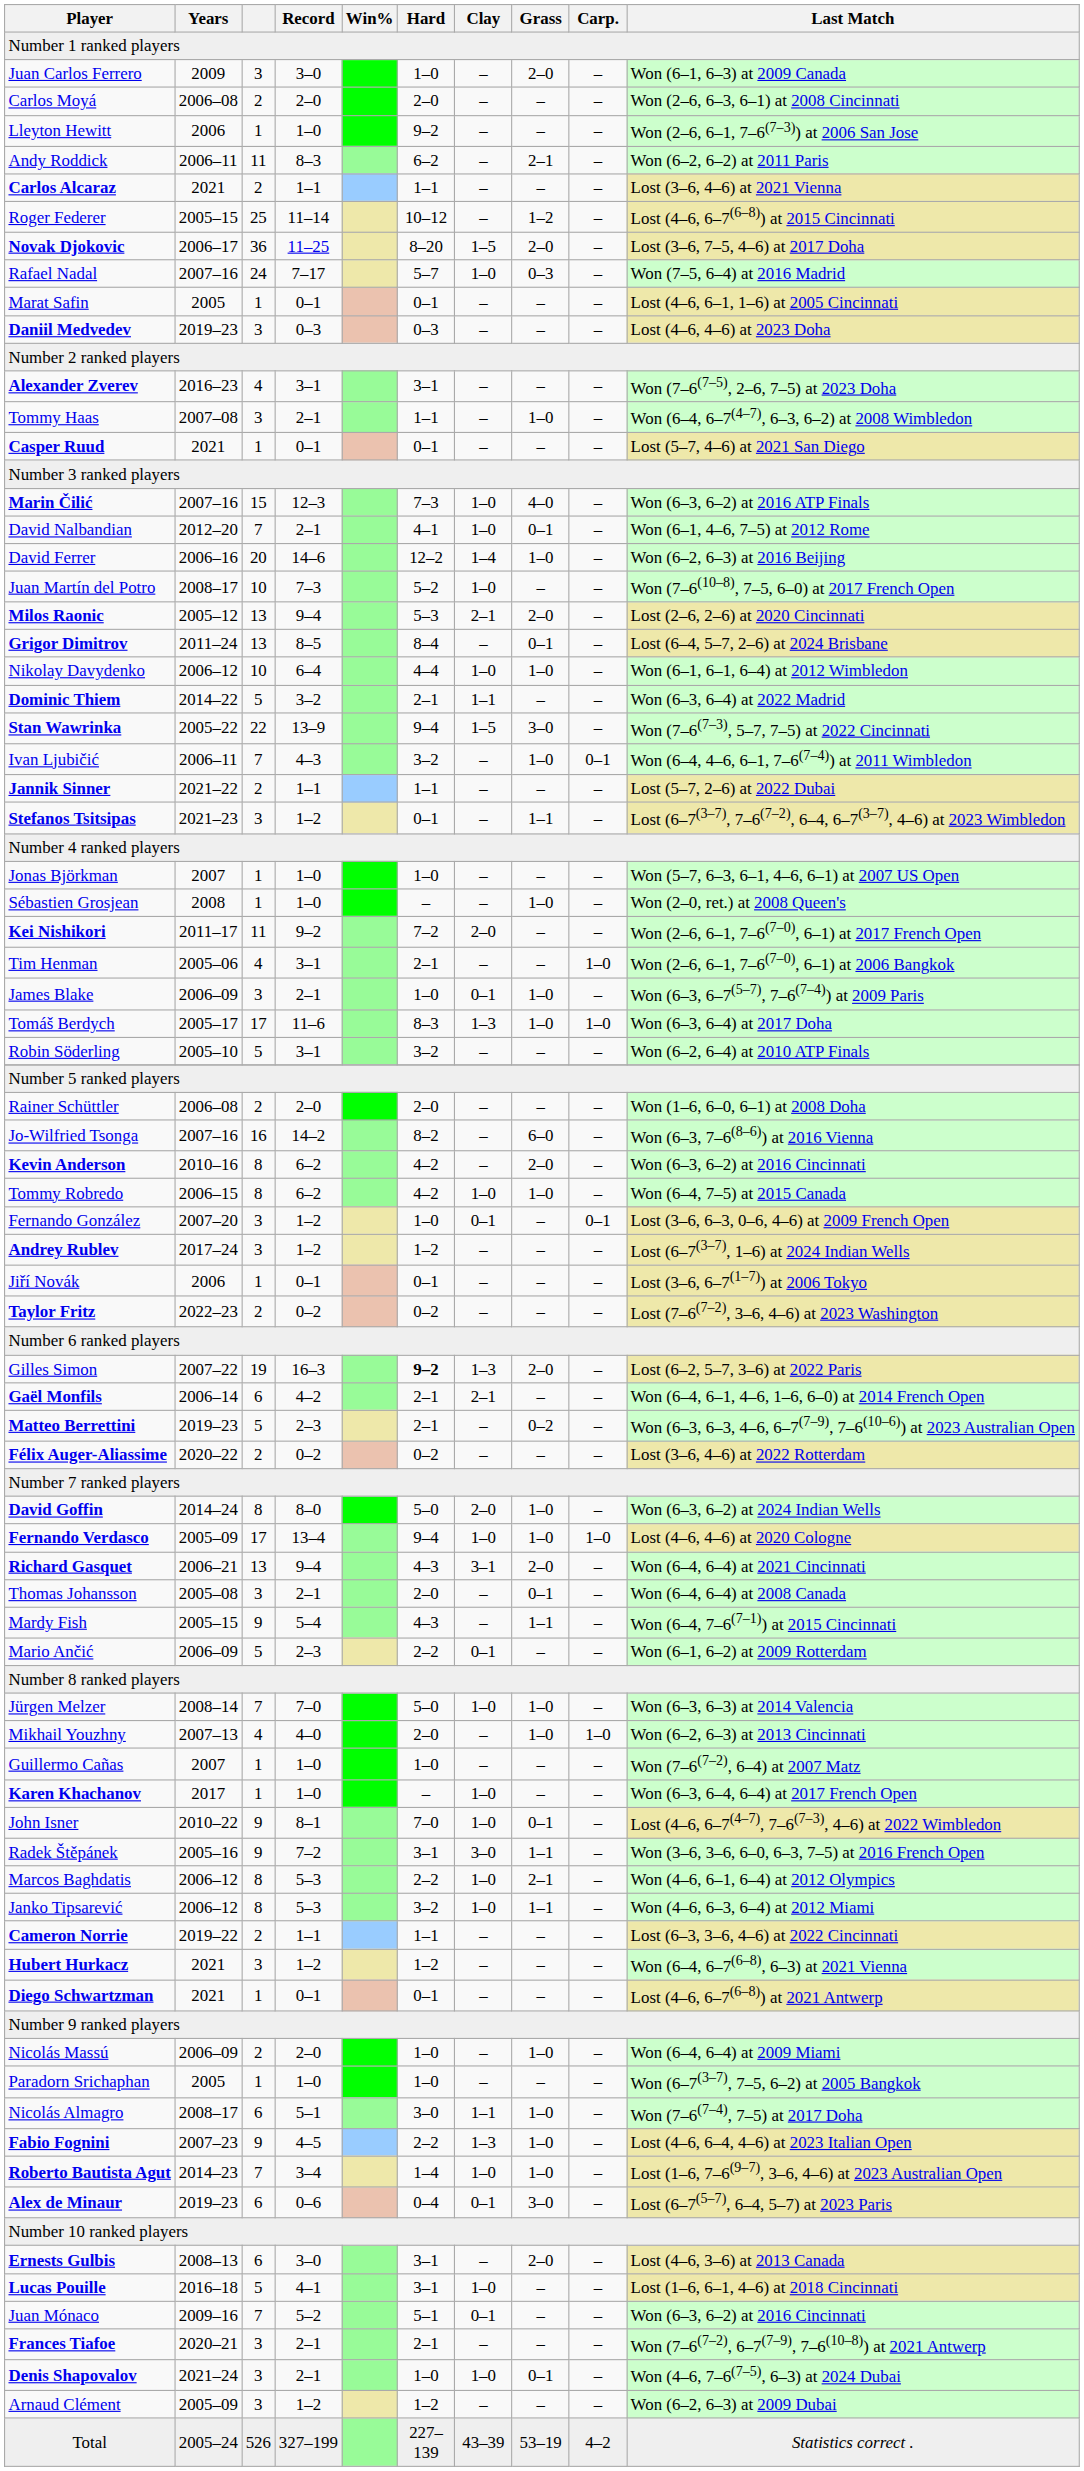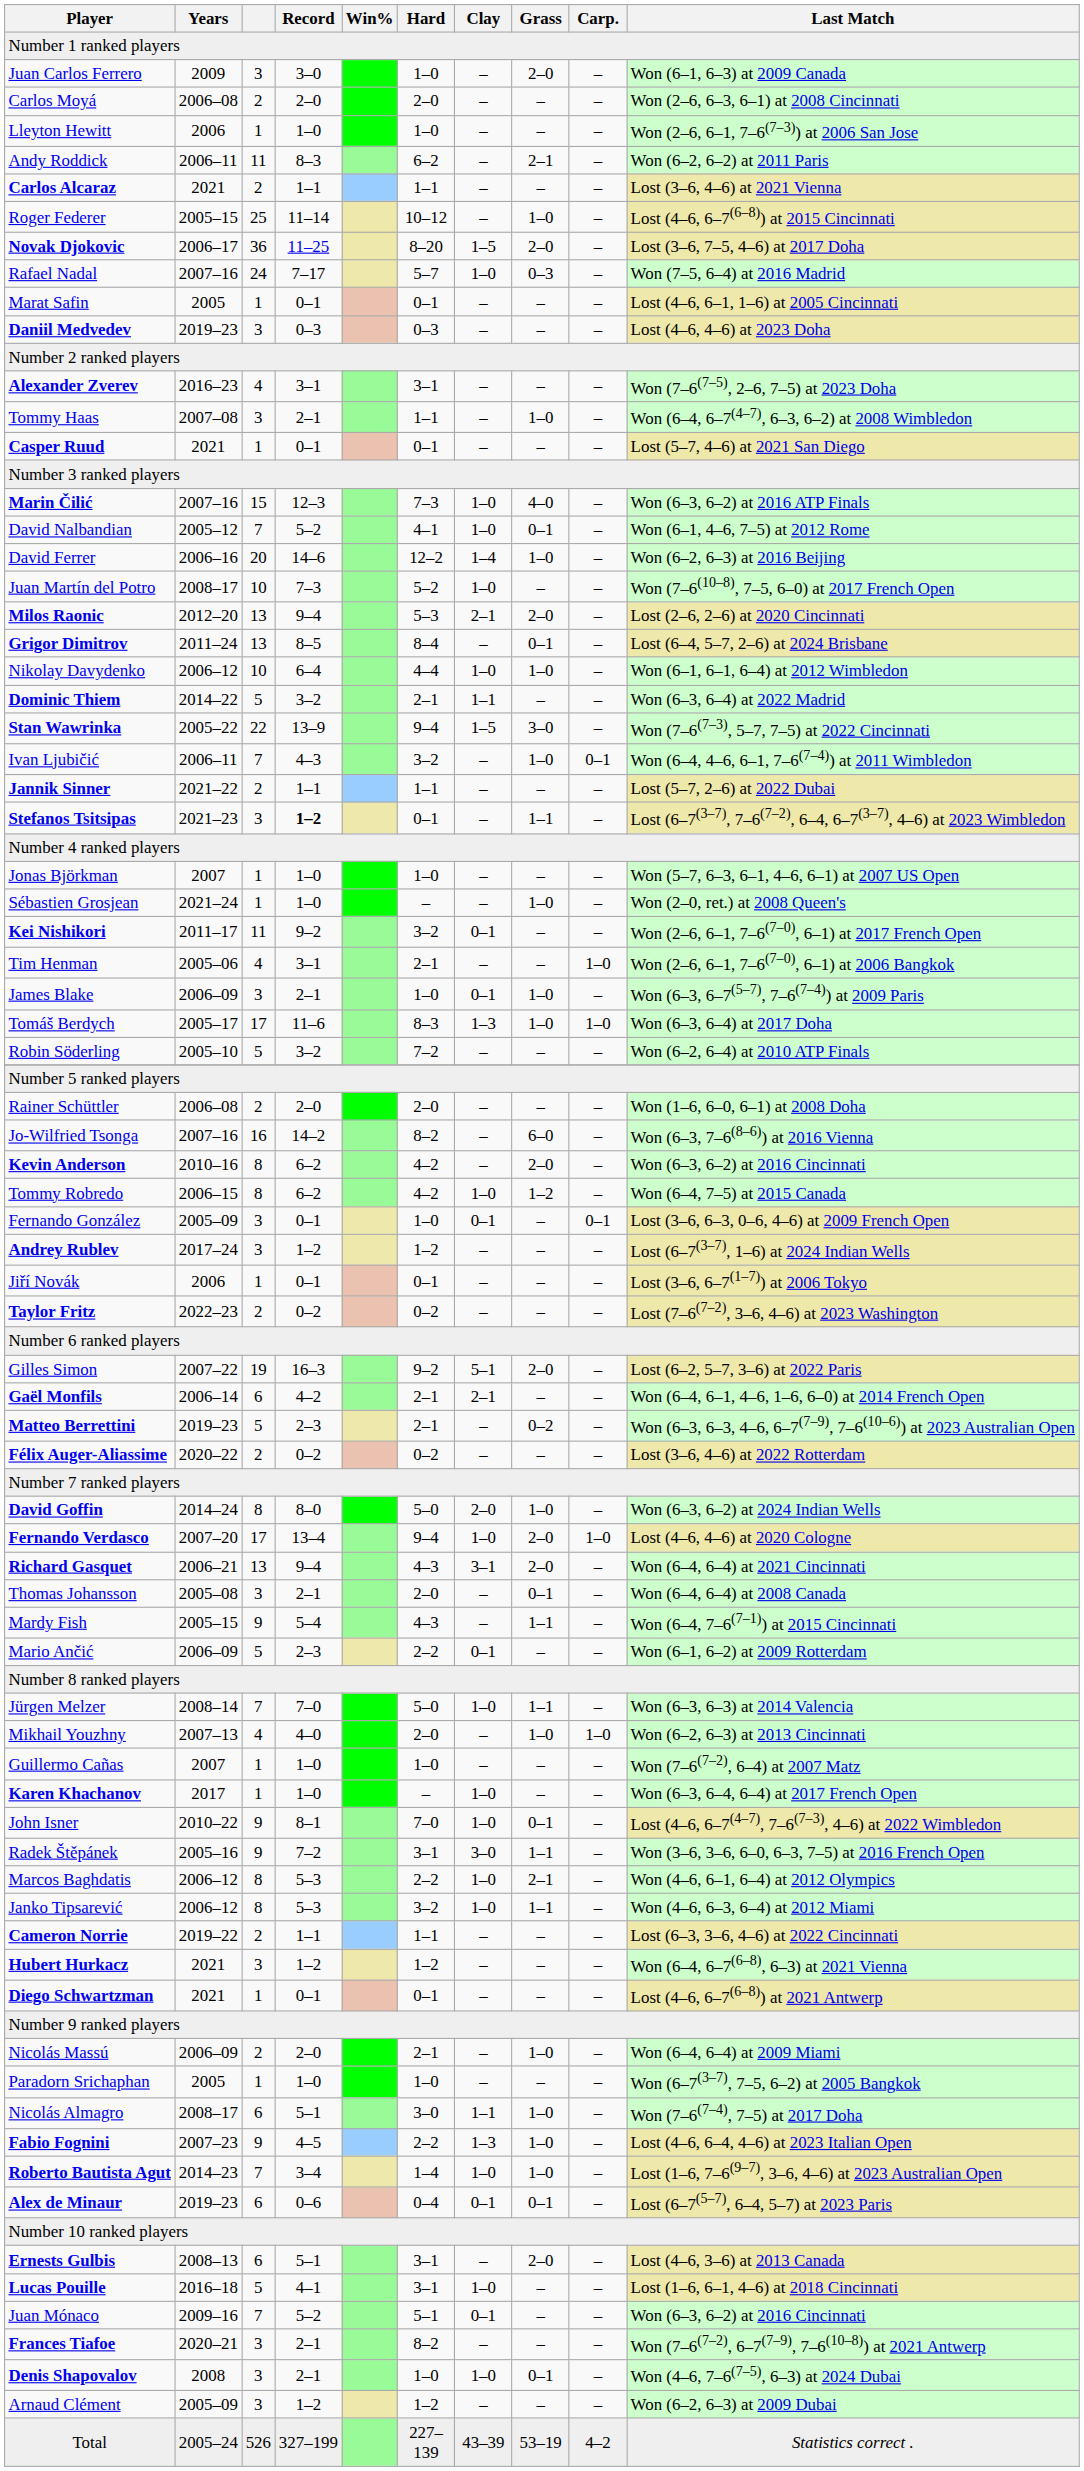(426, 130) 9–2 -> (426, 130) 1–0
(541, 217) 1–2 -> (541, 217) 1–0
(208, 529) 2012–20 -> (208, 529) 2005–12
(308, 529) 2–1 -> (308, 529) 5–2
(208, 616) 2005–12 -> (208, 616) 2012–20
(308, 818) normal -> (308, 818) bold
(208, 902) 2008 -> (208, 902) 2021–24
(426, 932) 7–2 -> (426, 932) 3–2
(483, 932) 2–0 -> (483, 932) 0–1
(308, 1051) 3–1 -> (308, 1051) 3–2
(426, 1051) 3–2 -> (426, 1051) 7–2
(541, 1192) 1–0 -> (541, 1192) 1–2
(208, 1220) 2007–20 -> (208, 1220) 2005–09
(308, 1220) 1–2 -> (308, 1220) 0–1
(426, 1368) bold -> (426, 1368) normal
(483, 1368) 1–3 -> (483, 1368) 5–1
(208, 1538) 2005–09 -> (208, 1538) 2007–20
(541, 1538) 1–0 -> (541, 1538) 2–0
(541, 1707) 1–0 -> (541, 1707) 1–1
(426, 2052) 1–0 -> (426, 2052) 2–1
(541, 2202) 3–0 -> (541, 2202) 0–1
(308, 2259) 3–0 -> (308, 2259) 5–1
(426, 2344) 2–1 -> (426, 2344) 8–2
(208, 2375) 2021–24 -> (208, 2375) 2008
